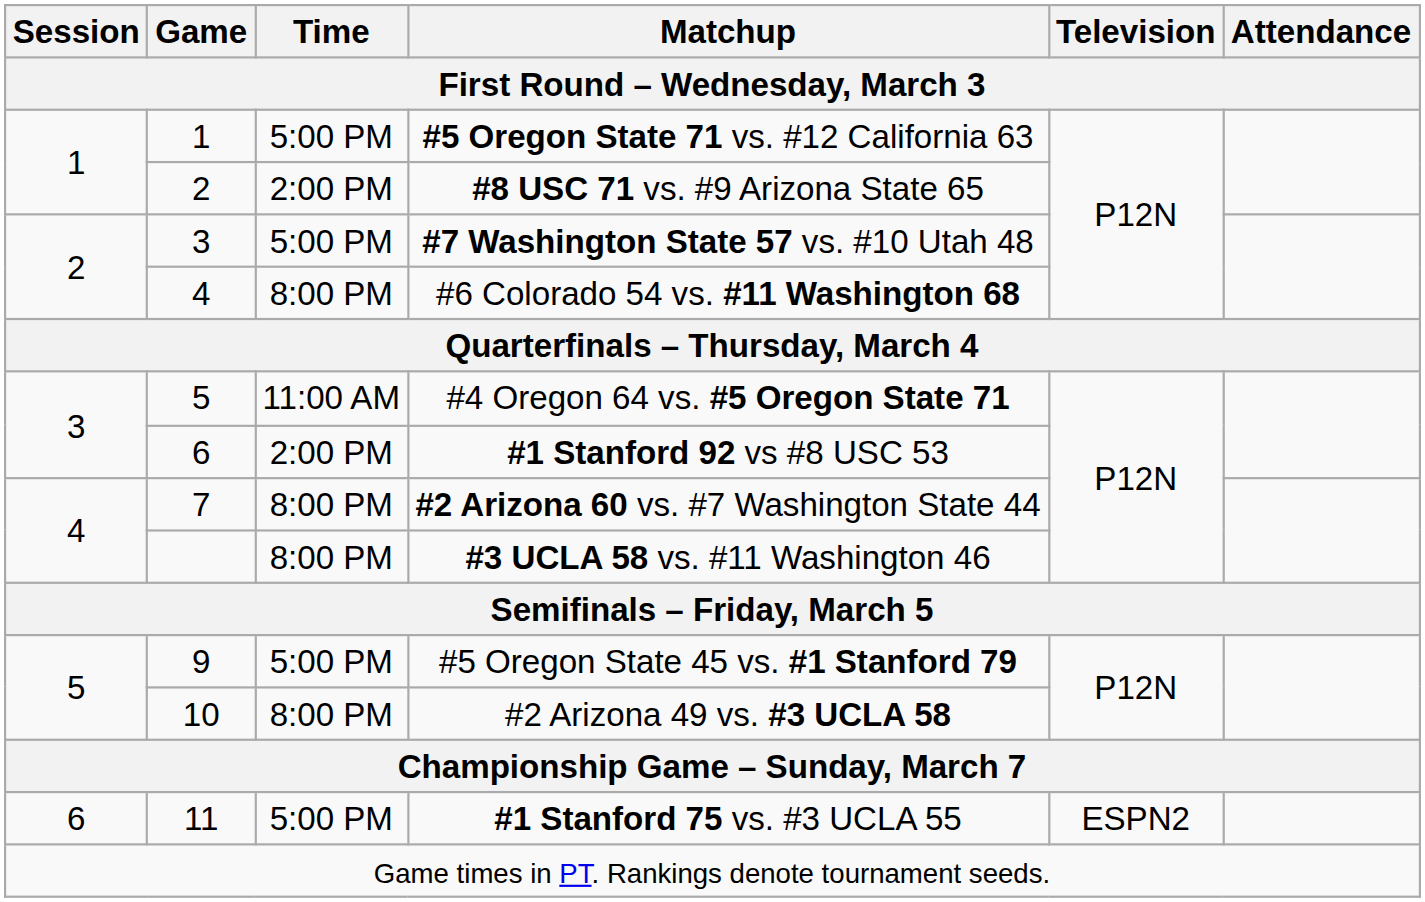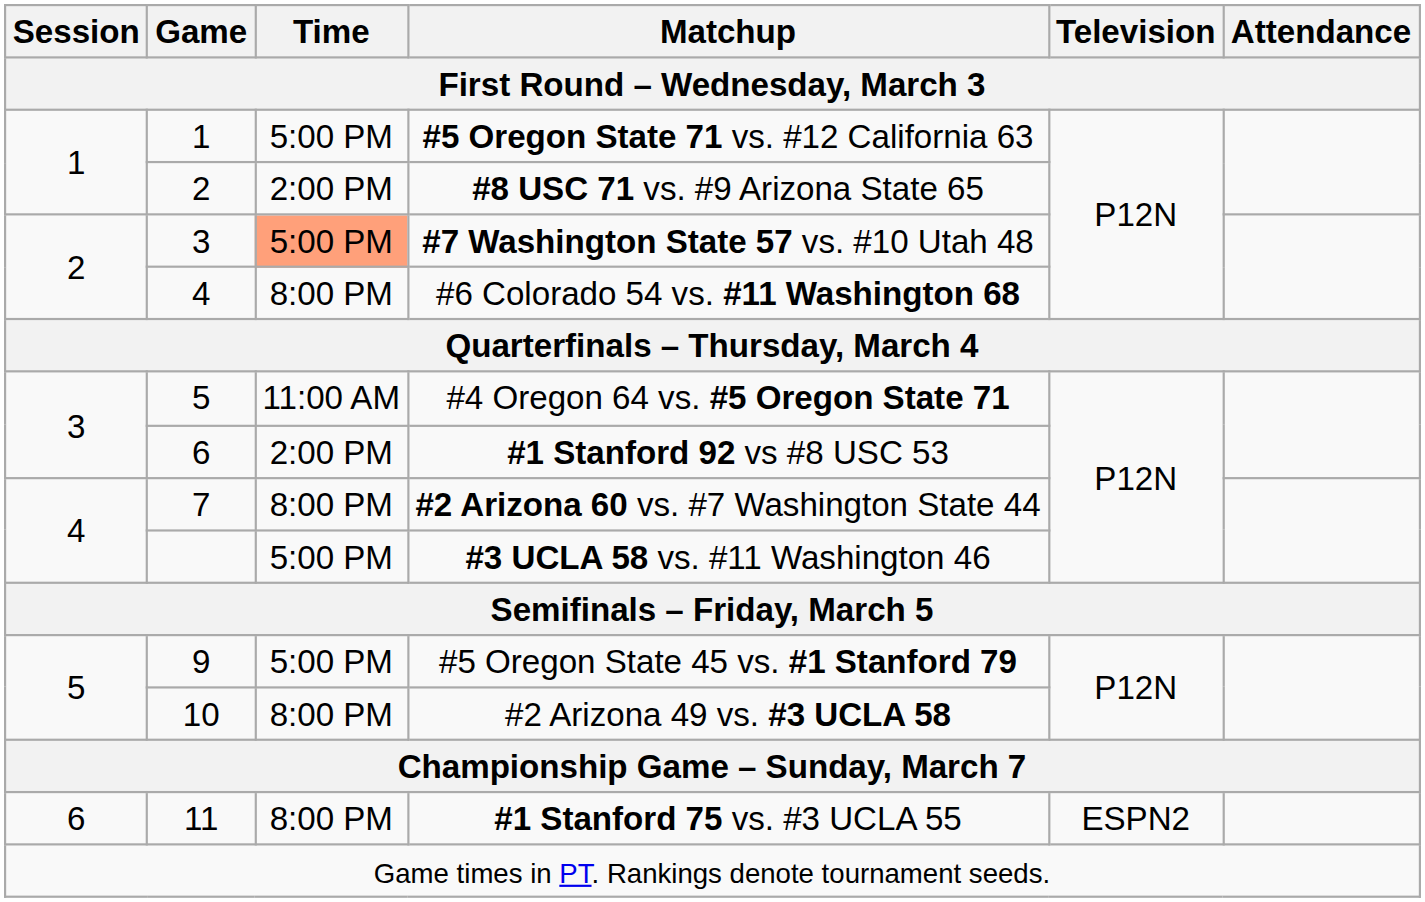(331, 241) no background -> (331, 241) lightsalmon background
(331, 556) 8:00 PM -> (331, 556) 5:00 PM
(331, 818) 5:00 PM -> (331, 818) 8:00 PM
